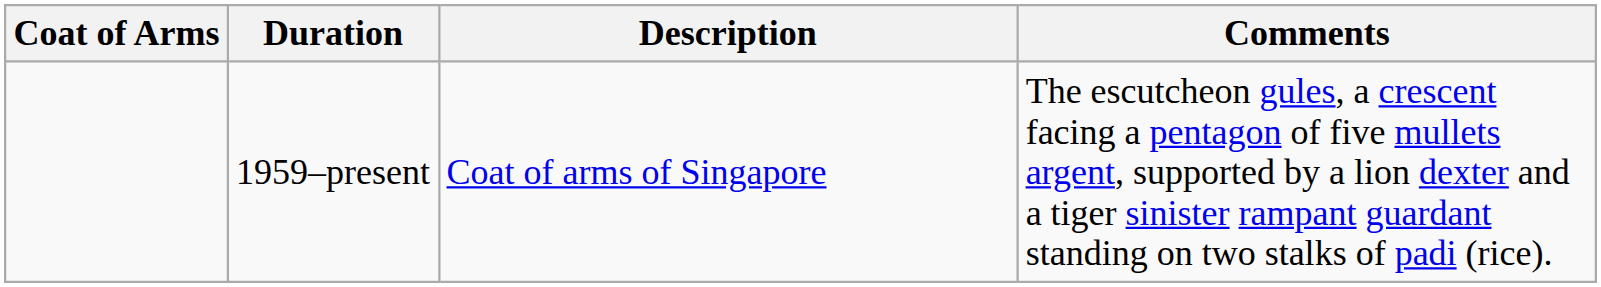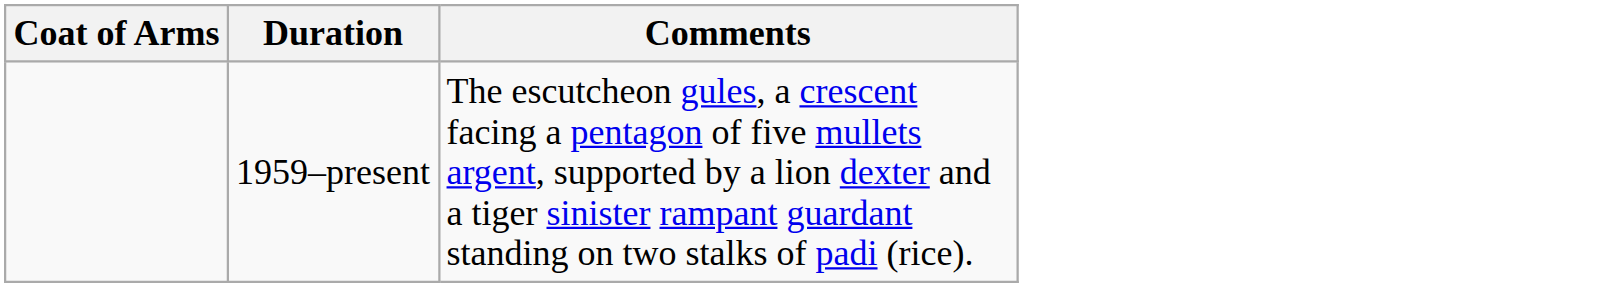- column: (728, 33)
